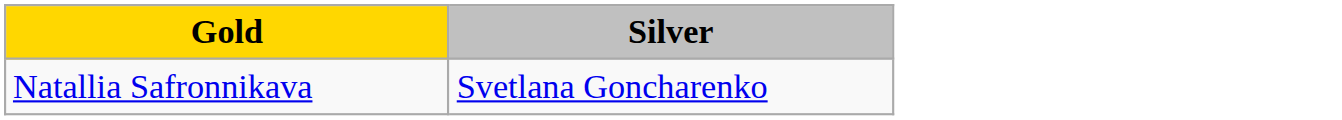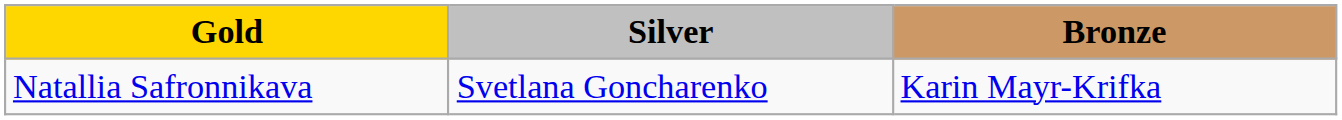+ column: (1115, 31)
